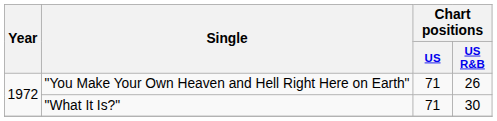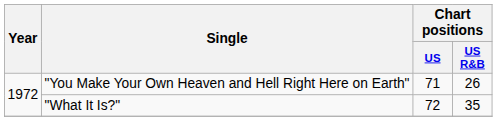(433, 105) 71 -> (433, 105) 72
(472, 105) 30 -> (472, 105) 35
